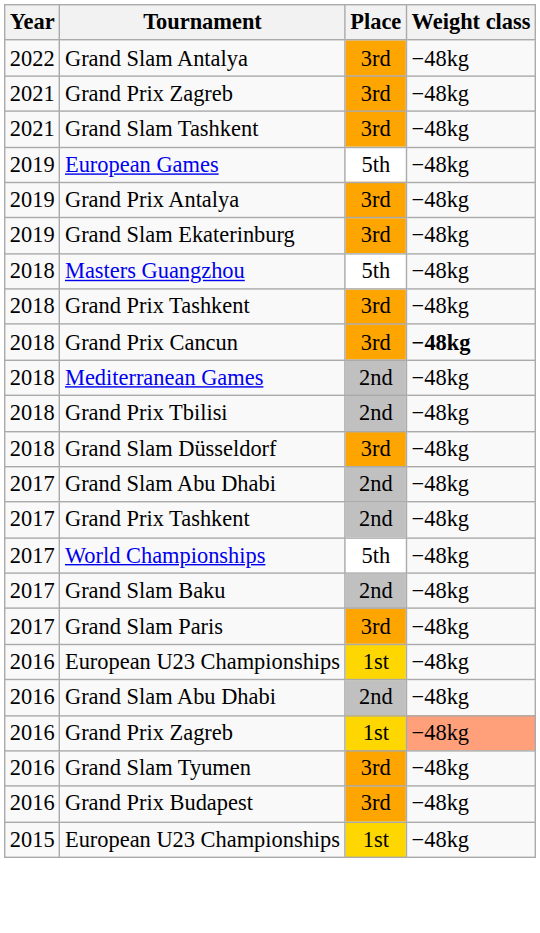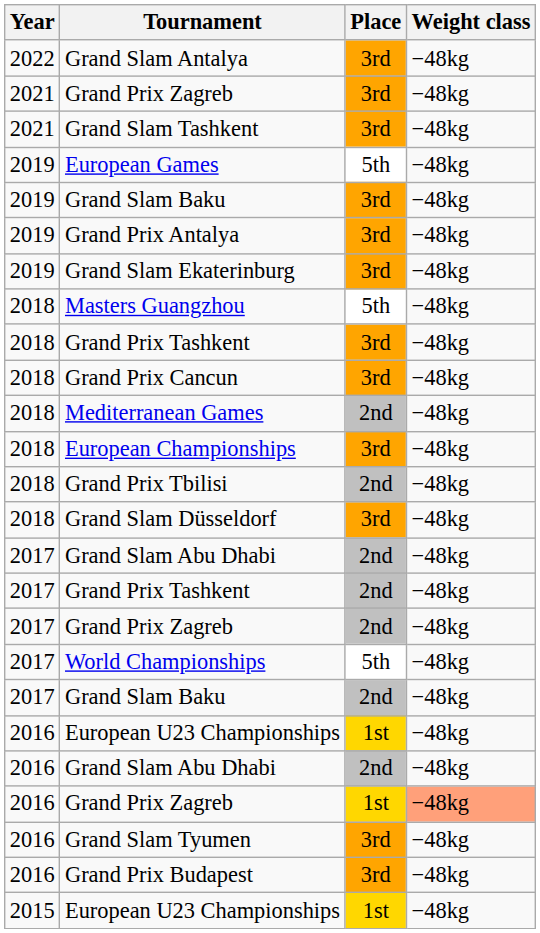+ row: (32, 199)
(441, 341) bold -> (440, 377) normal
+ row: (32, 448)
+ row: (32, 626)
- row: (32, 626)
